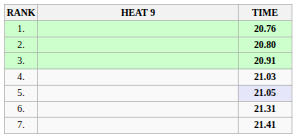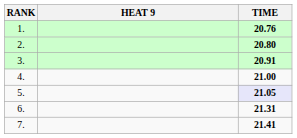(265, 77) 21.03 -> (265, 77) 21.00
